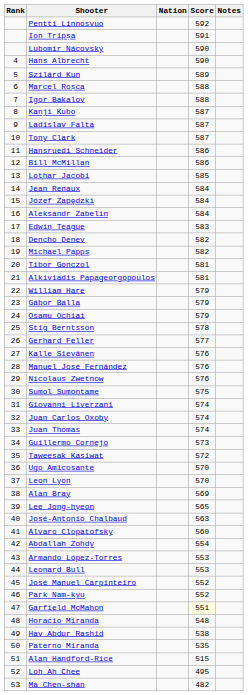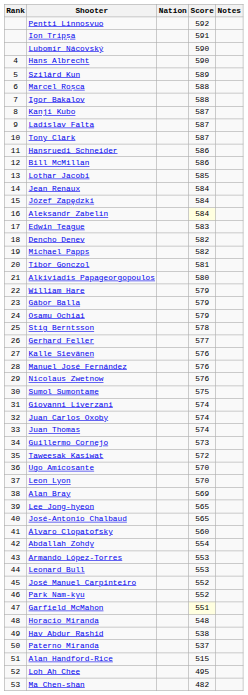(202, 214) no background -> (202, 214) lightyellow background
(202, 278) 581 -> (202, 278) 580
(202, 519) 563 -> (202, 519) 565
(202, 646) 535 -> (202, 646) 537
